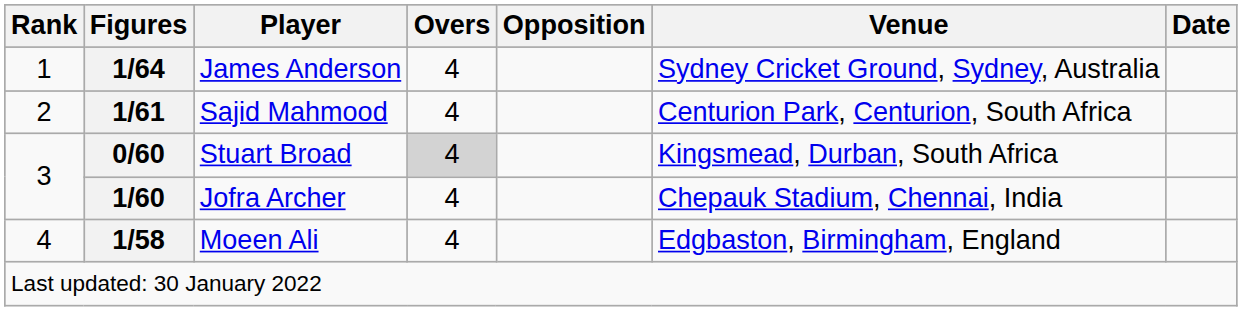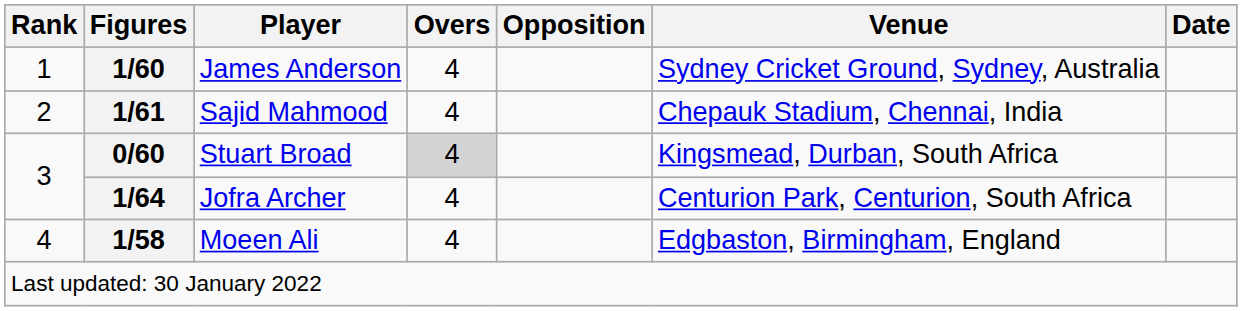(139, 68) 1/64 -> (139, 68) 1/60
(895, 111) Centurion Park, Centurion, South Africa -> (860, 111) Chepauk Stadium, Chennai, India
(139, 197) 1/60 -> (139, 197) 1/64
(860, 197) Chepauk Stadium, Chennai, India -> (895, 197) Centurion Park, Centurion, South Africa
